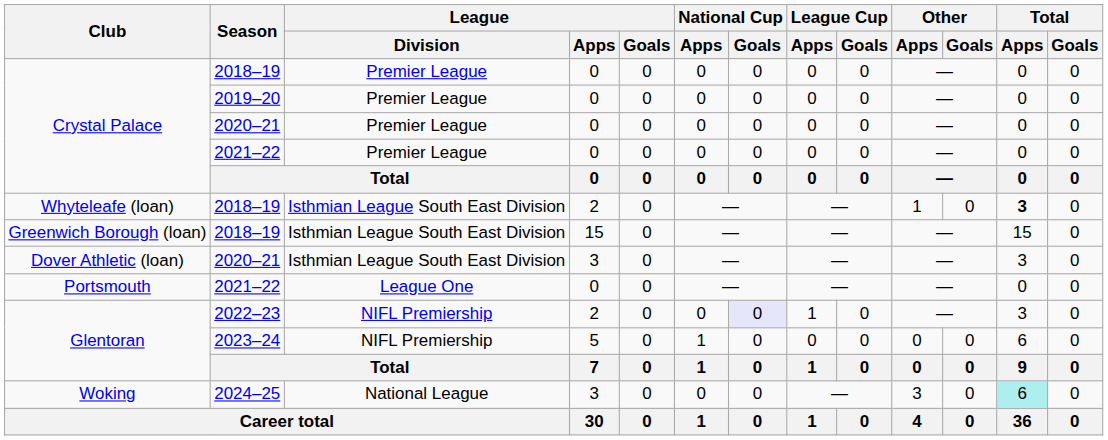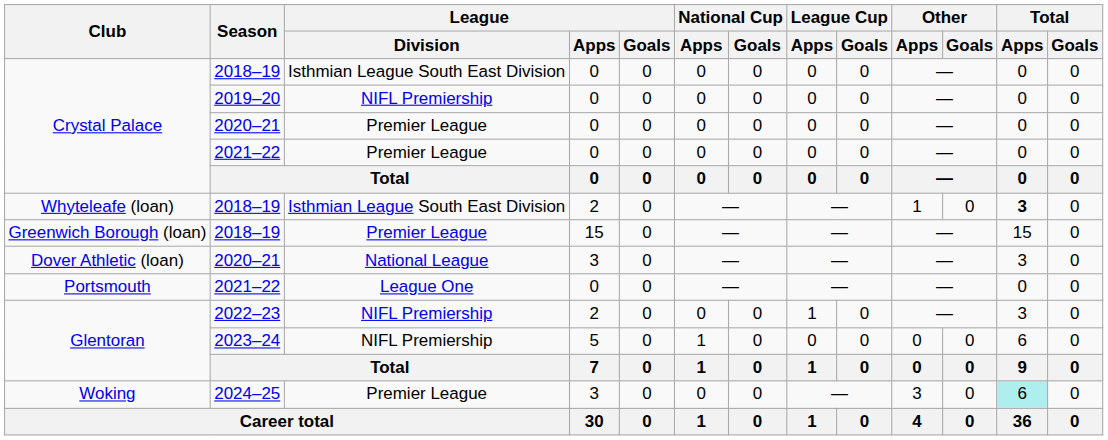(427, 71) Premier League -> (427, 71) Isthmian League South East Division
(427, 98) Premier League -> (427, 98) NIFL Premiership
(427, 233) Isthmian League South East Division -> (427, 233) Premier League
(427, 260) Isthmian League South East Division -> (427, 260) National League
(757, 313) lavender background -> (757, 313) no background
(427, 394) National League -> (427, 394) Premier League
